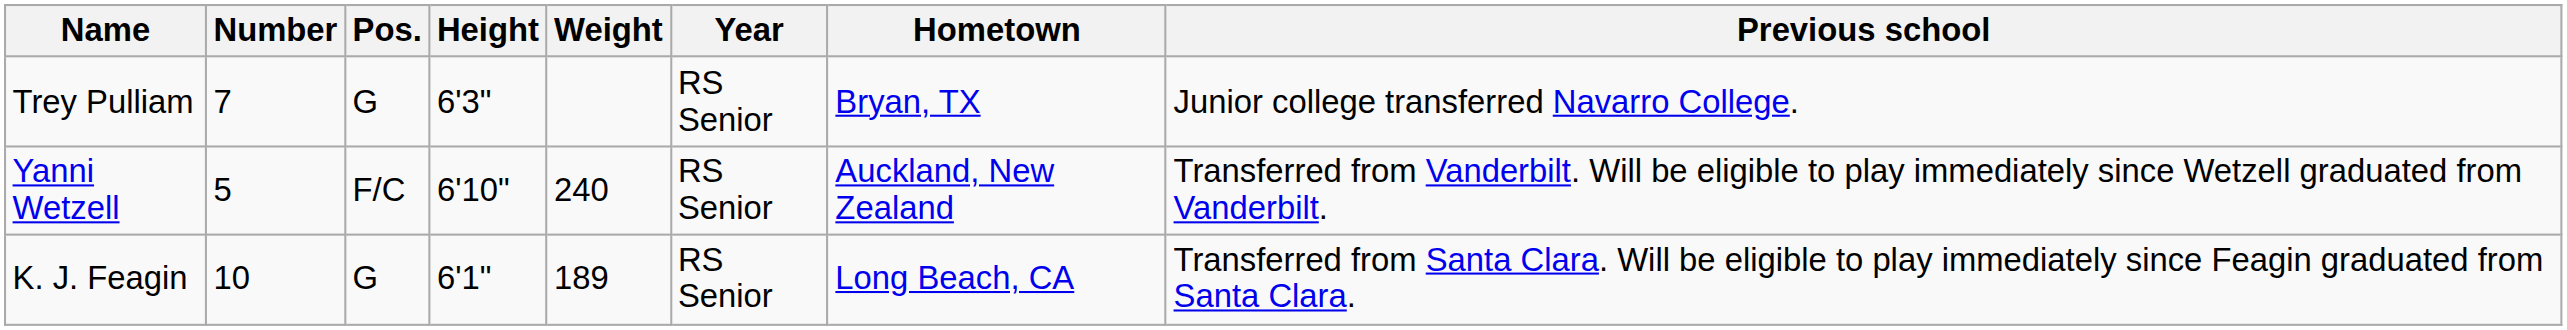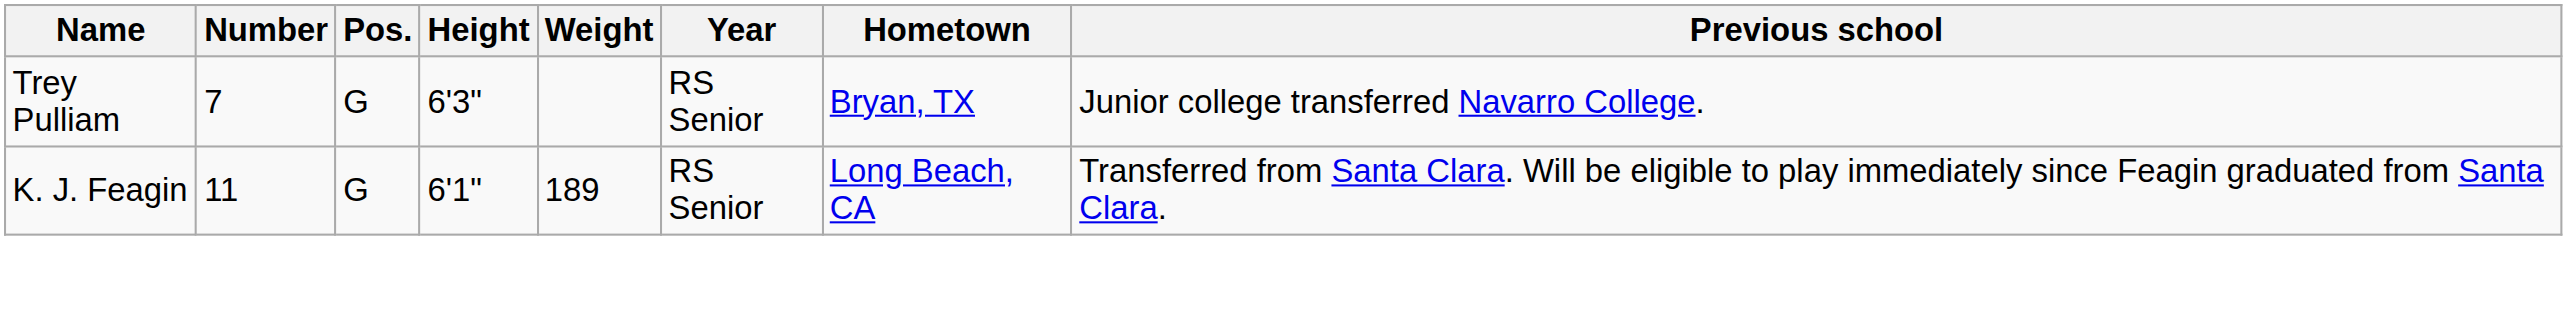- row: (66, 189)
(232, 278) 10 -> (221, 189) 11
